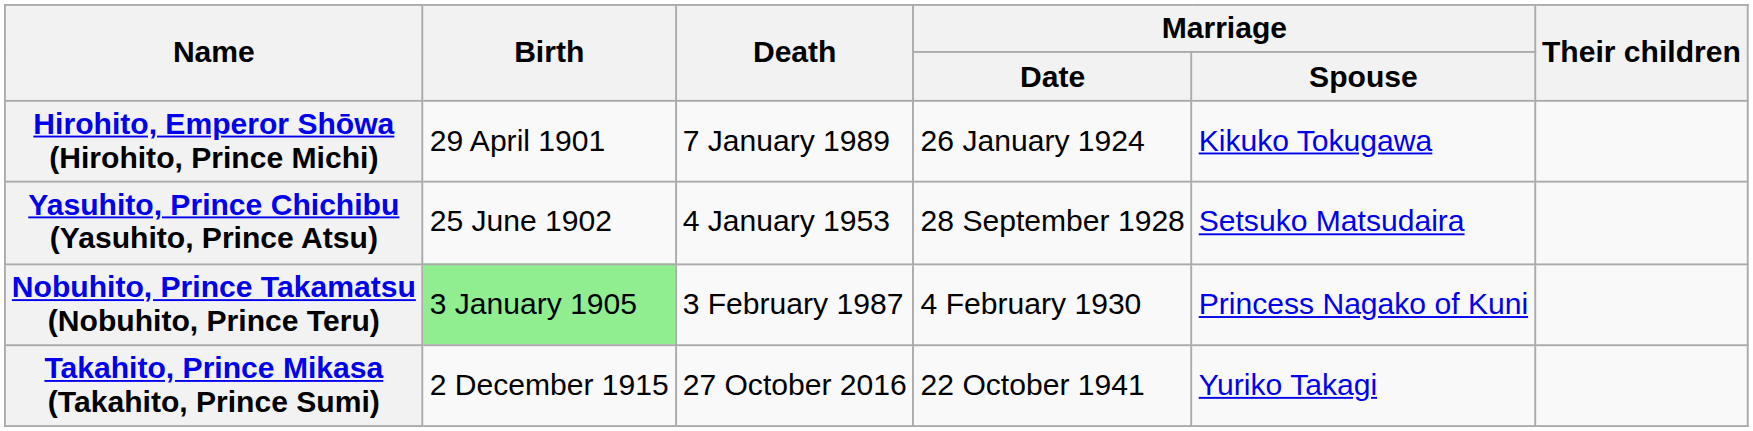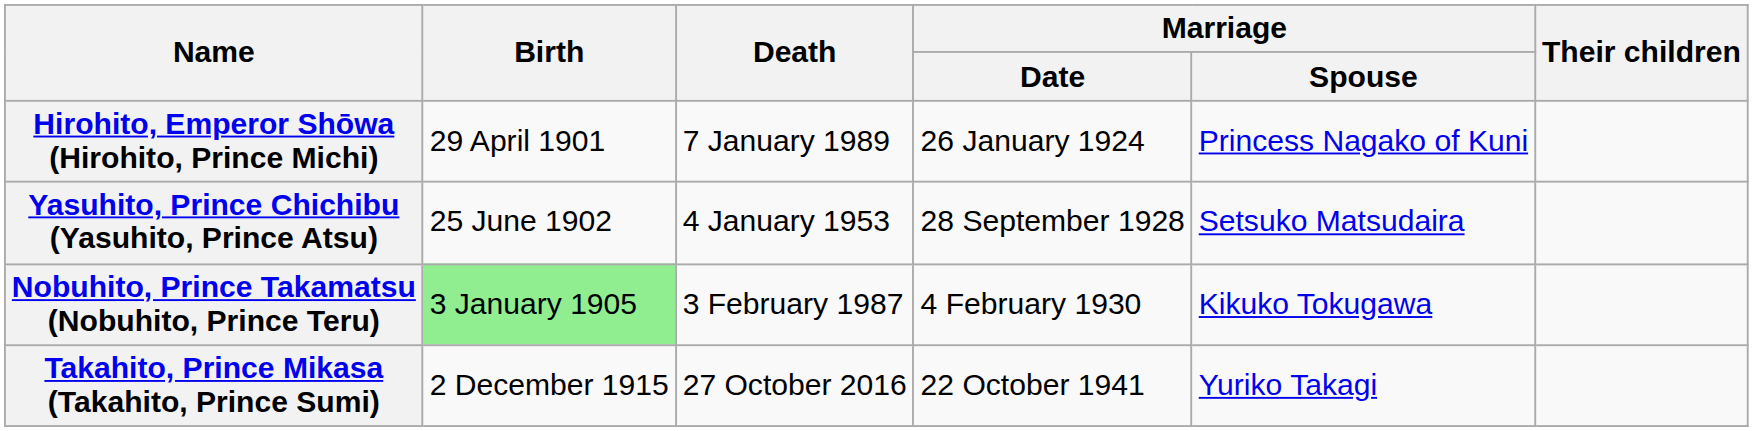(1315, 140) Kikuko Tokugawa -> (1363, 140) Princess Nagako of Kuni
(1363, 303) Princess Nagako of Kuni -> (1315, 303) Kikuko Tokugawa
